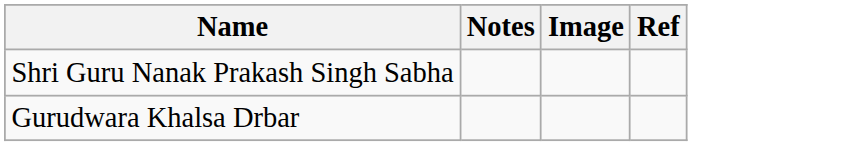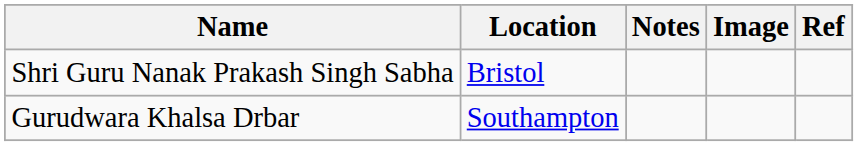+ column: (543, 27)
